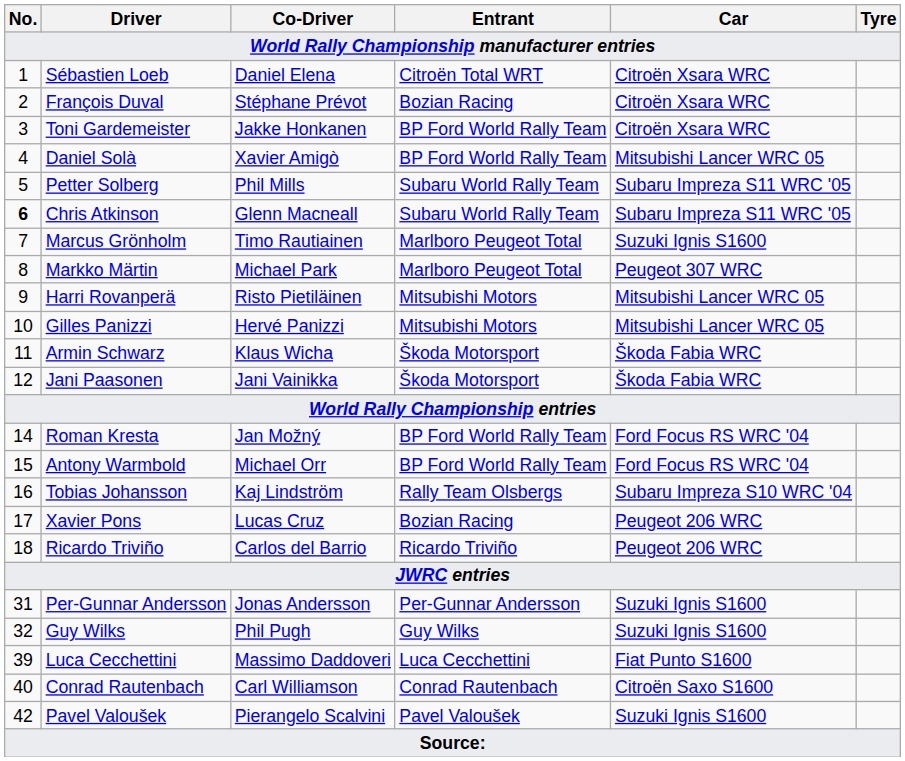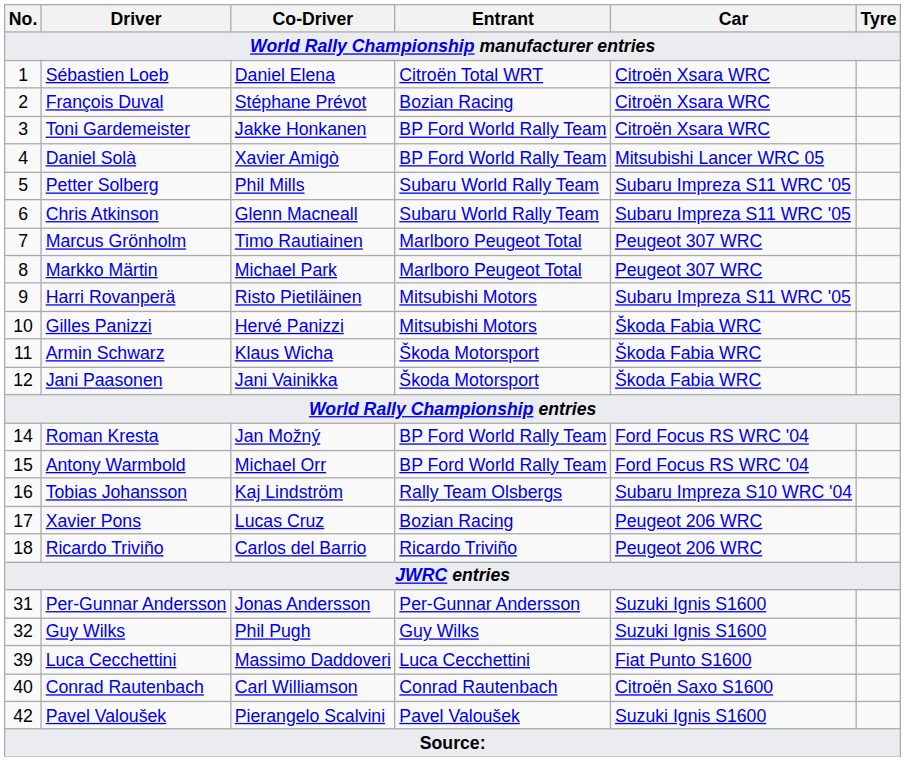(23, 213) bold -> (23, 213) normal
(691, 241) Suzuki Ignis S1600 -> (689, 241) Peugeot 307 WRC
(720, 297) Mitsubishi Lancer WRC 05 -> (733, 297) Subaru Impreza S11 WRC '05
(720, 325) Mitsubishi Lancer WRC 05 -> (688, 325) Škoda Fabia WRC
